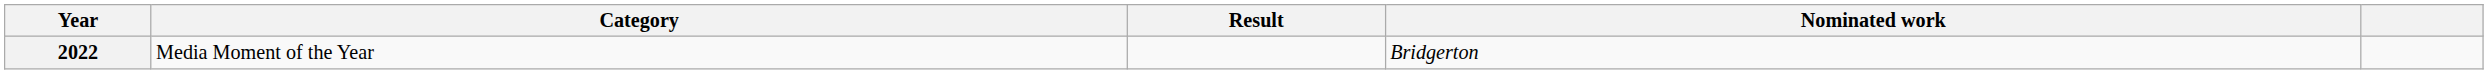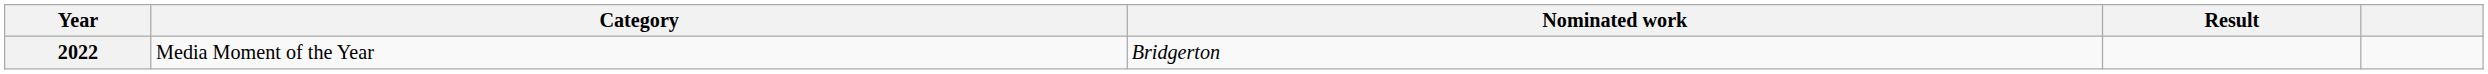columns swapped: (1873, 20) <-> (1256, 20)
